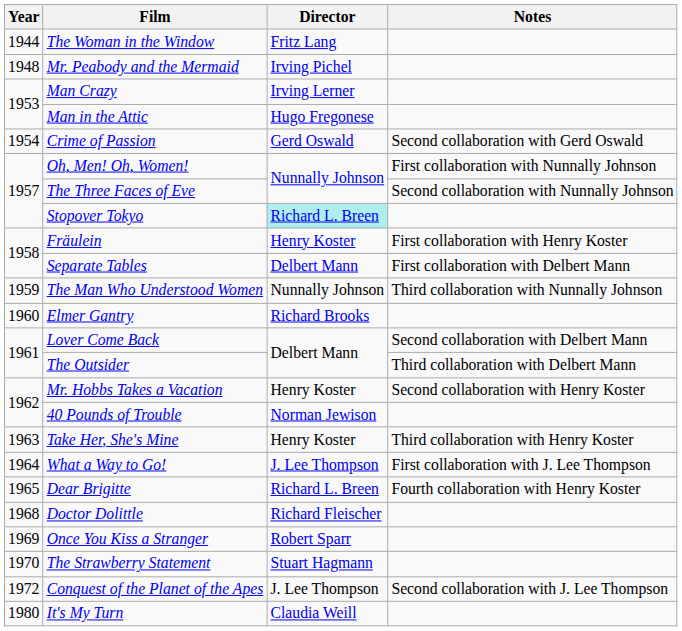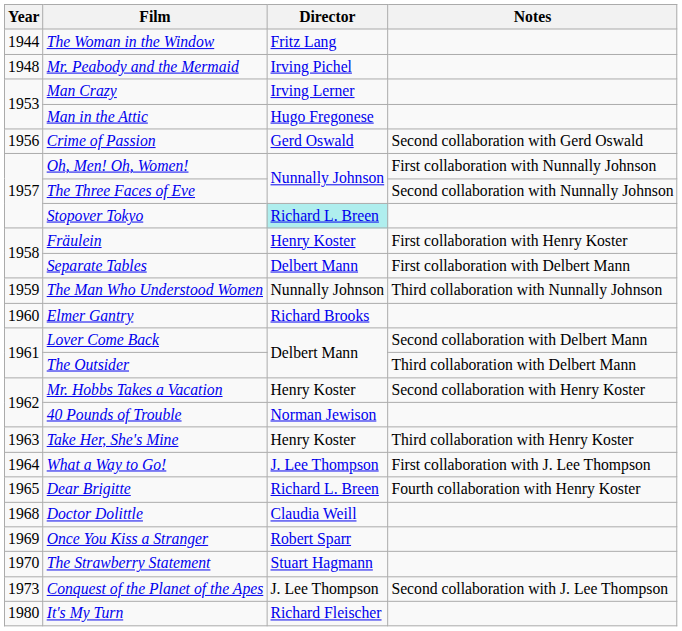(24, 141) 1954 -> (24, 141) 1956
(326, 514) Richard Fleischer -> (314, 514) Claudia Weill
(24, 588) 1972 -> (24, 588) 1973
(314, 613) Claudia Weill -> (326, 613) Richard Fleischer
